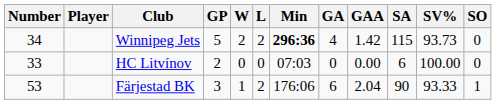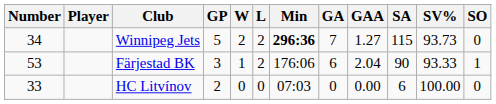(333, 39) 4 -> (333, 39) 7
(368, 39) 1.42 -> (368, 39) 1.27
rows swapped: (154, 63) <-> (155, 87)
